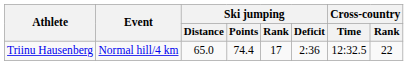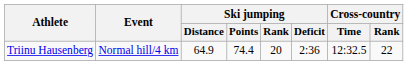(204, 51) 65.0 -> (204, 51) 64.9
(276, 51) 17 -> (276, 51) 20
